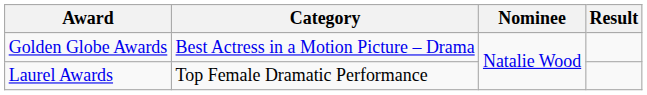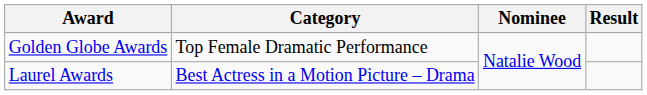(325, 47) Best Actress in a Motion Picture – Drama -> (302, 47) Top Female Dramatic Performance
(302, 75) Top Female Dramatic Performance -> (325, 75) Best Actress in a Motion Picture – Drama
